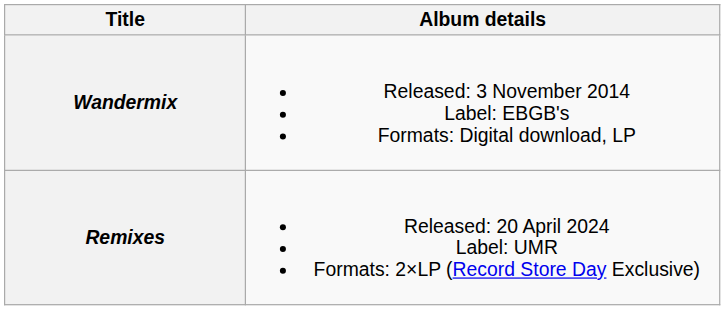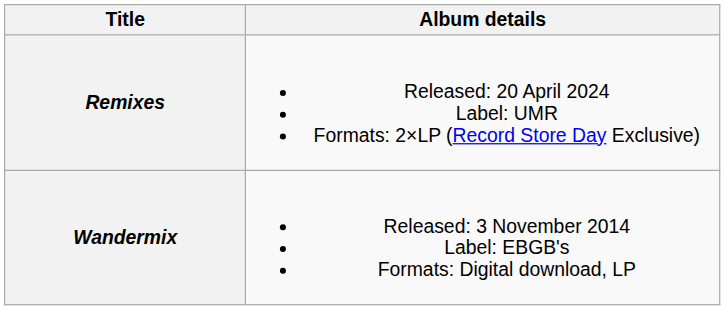rows swapped: (125, 102) <-> (125, 237)
